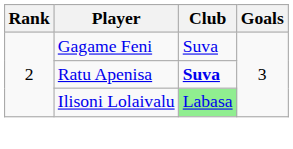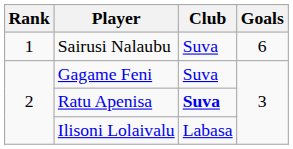+ row: (114, 46)
(208, 102) lightgreen background -> (208, 130) no background
